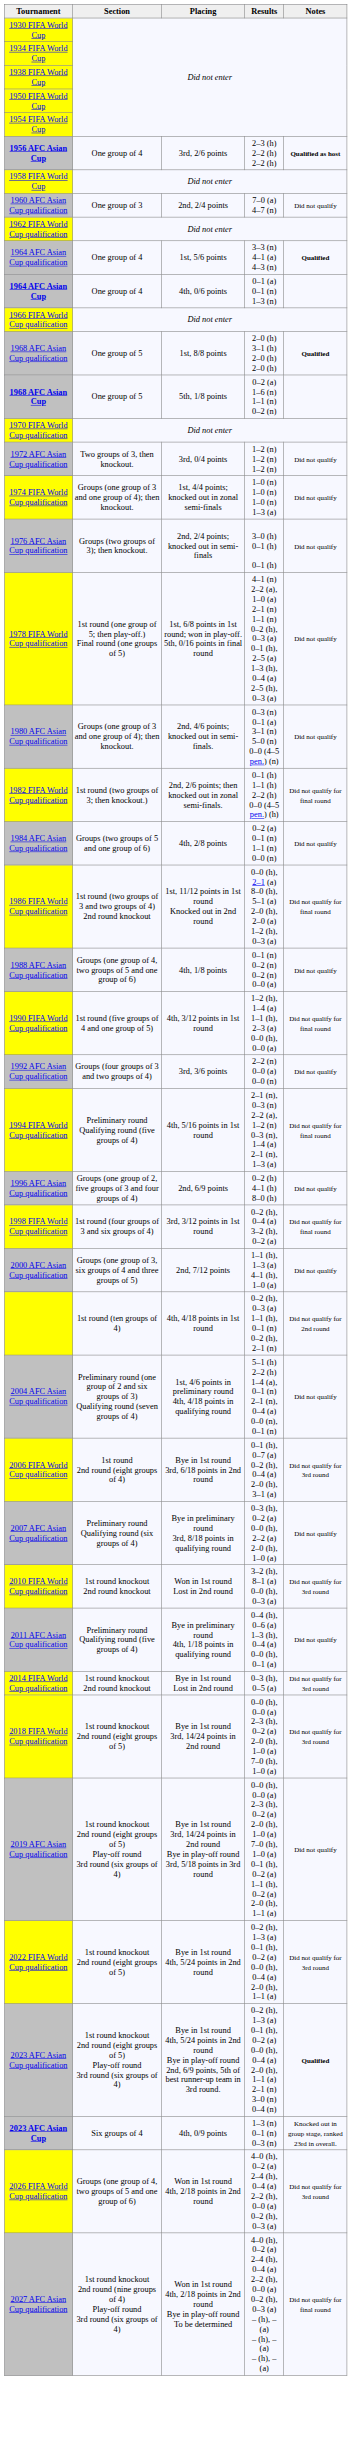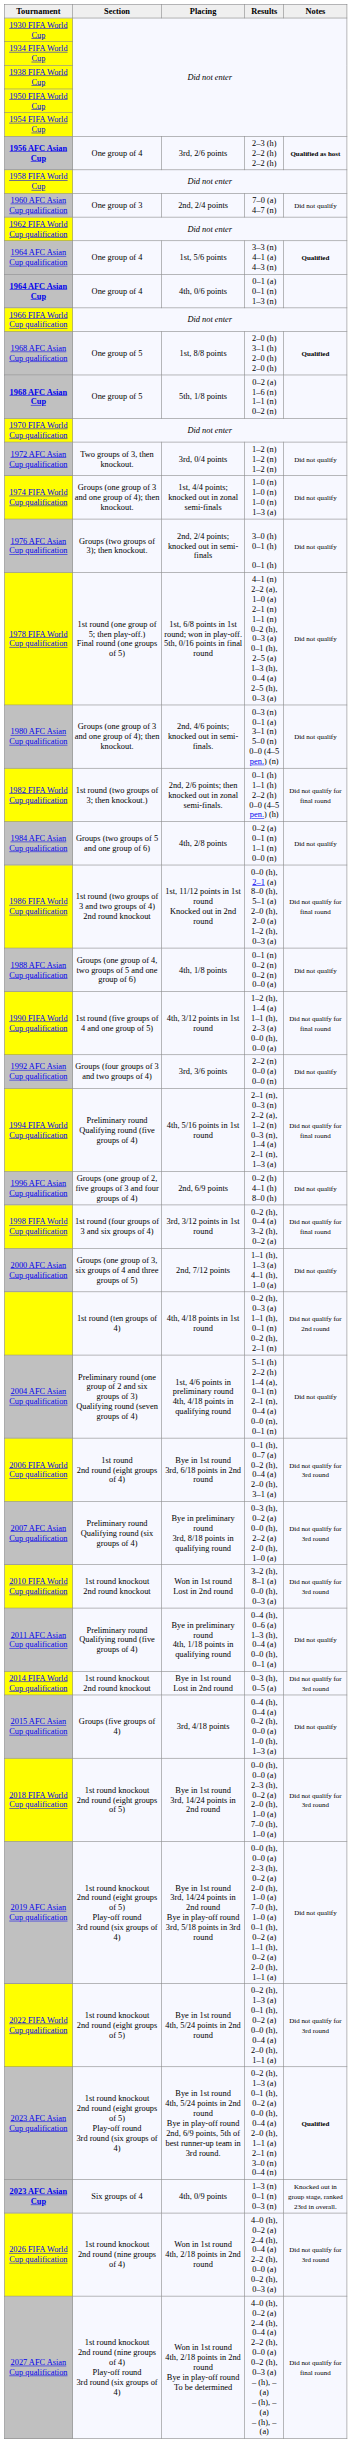(315, 1534) Did not qualify -> (315, 1534) Did not qualify for 3rd round
+ row: (38, 1726)
(117, 2191) Groups (one group of 4, two groups of 5 and one group of 6) -> (117, 2254) 1st round knockout 2nd round (nine groups of 4)
